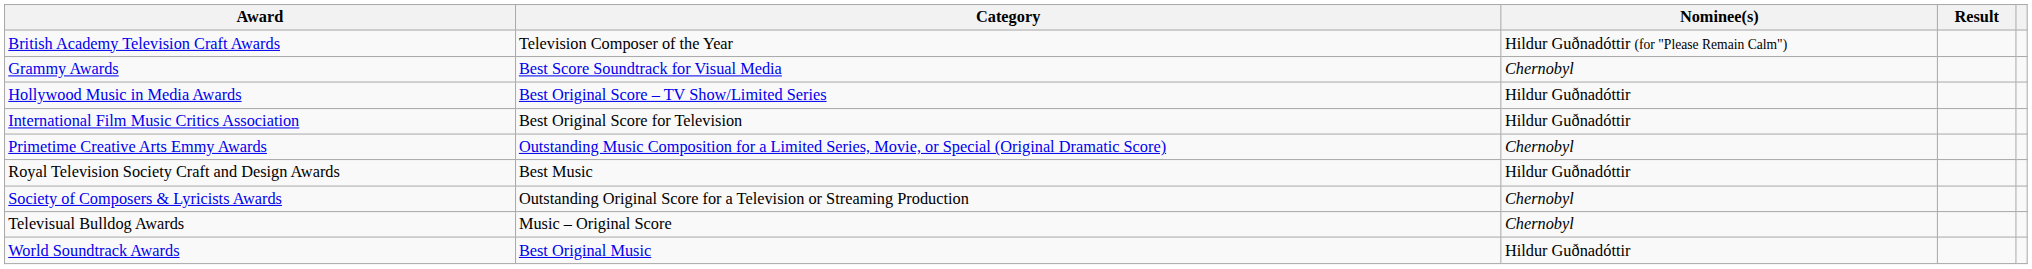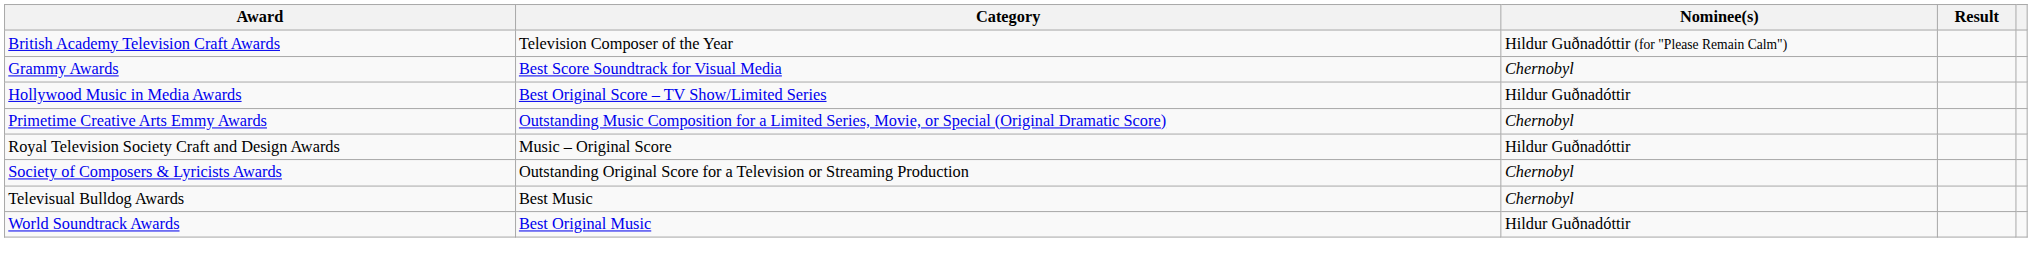- row: (154, 120)
(556, 172) Best Music -> (595, 146) Music – Original Score
(595, 224) Music – Original Score -> (556, 198) Best Music
